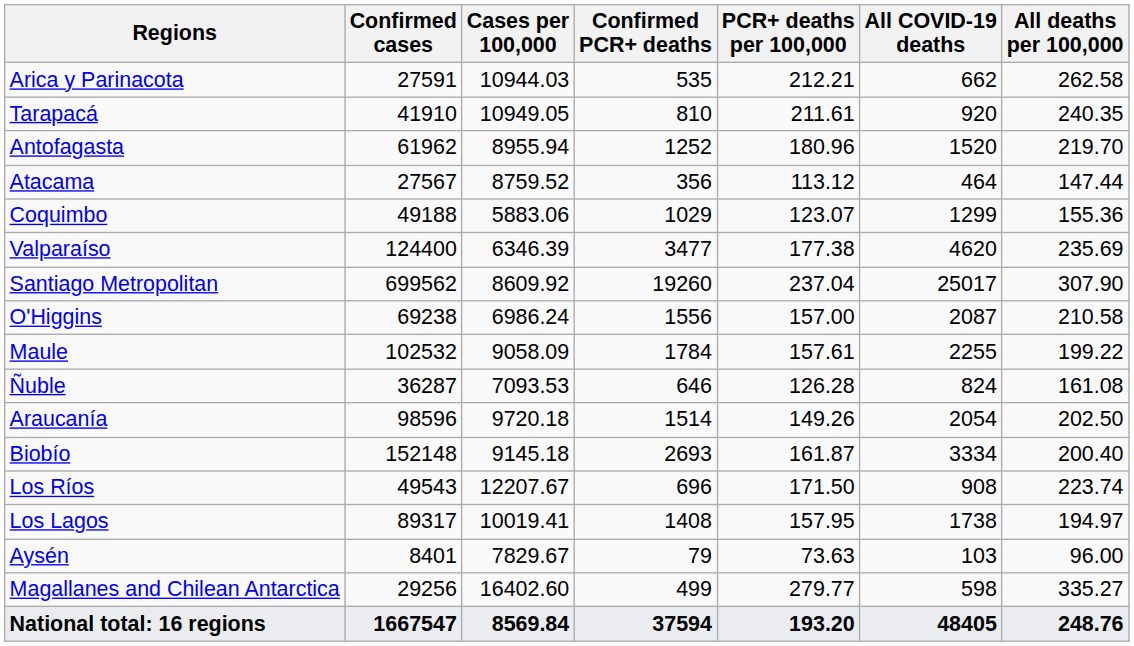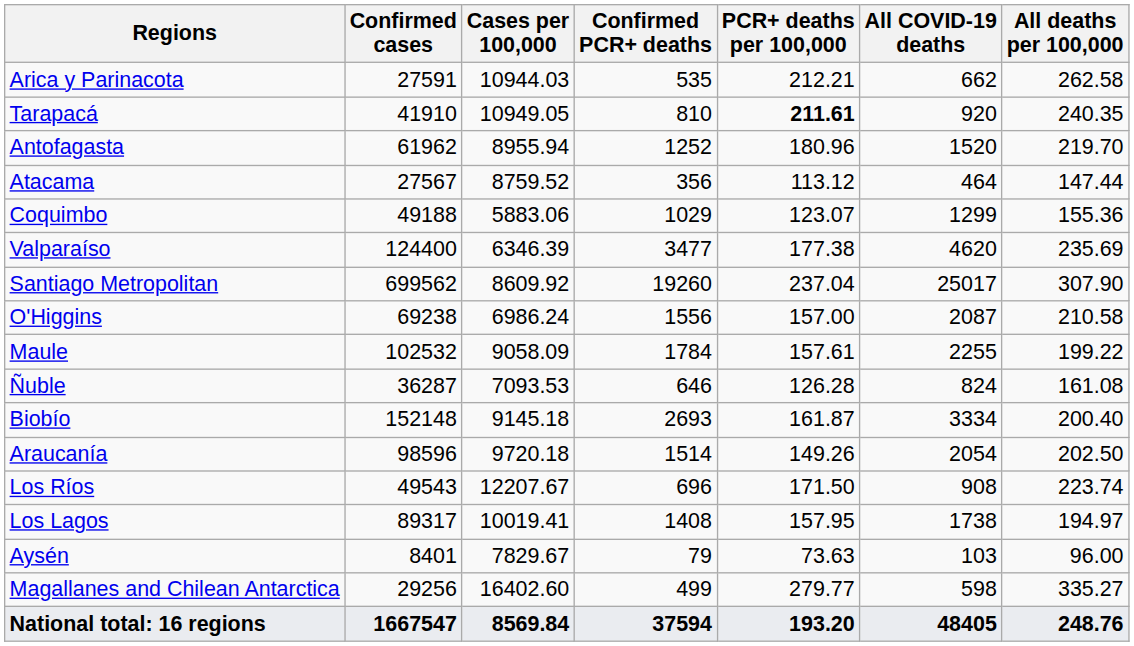(823, 113) normal -> (822, 113) bold
rows swapped: (40, 453) <-> (58, 419)
